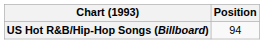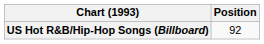(235, 30) 94 -> (235, 30) 92
